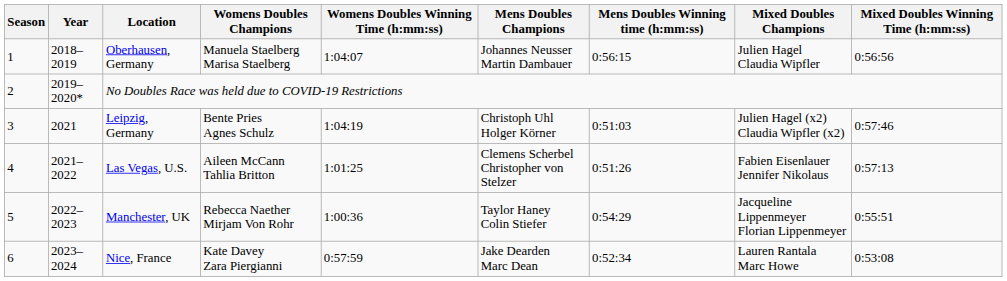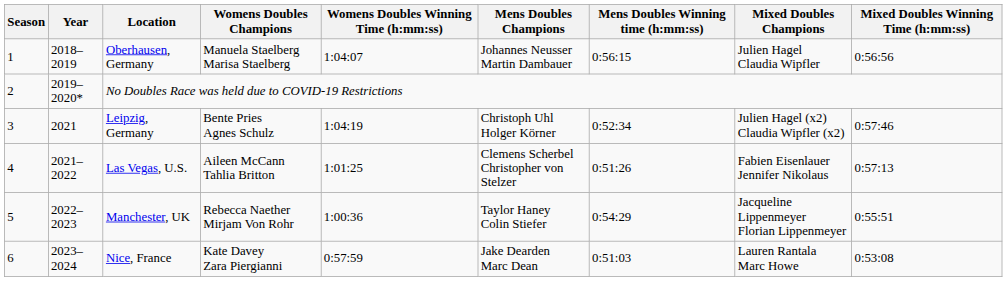(612, 125) 0:51:03 -> (612, 125) 0:52:34
(612, 258) 0:52:34 -> (612, 258) 0:51:03
